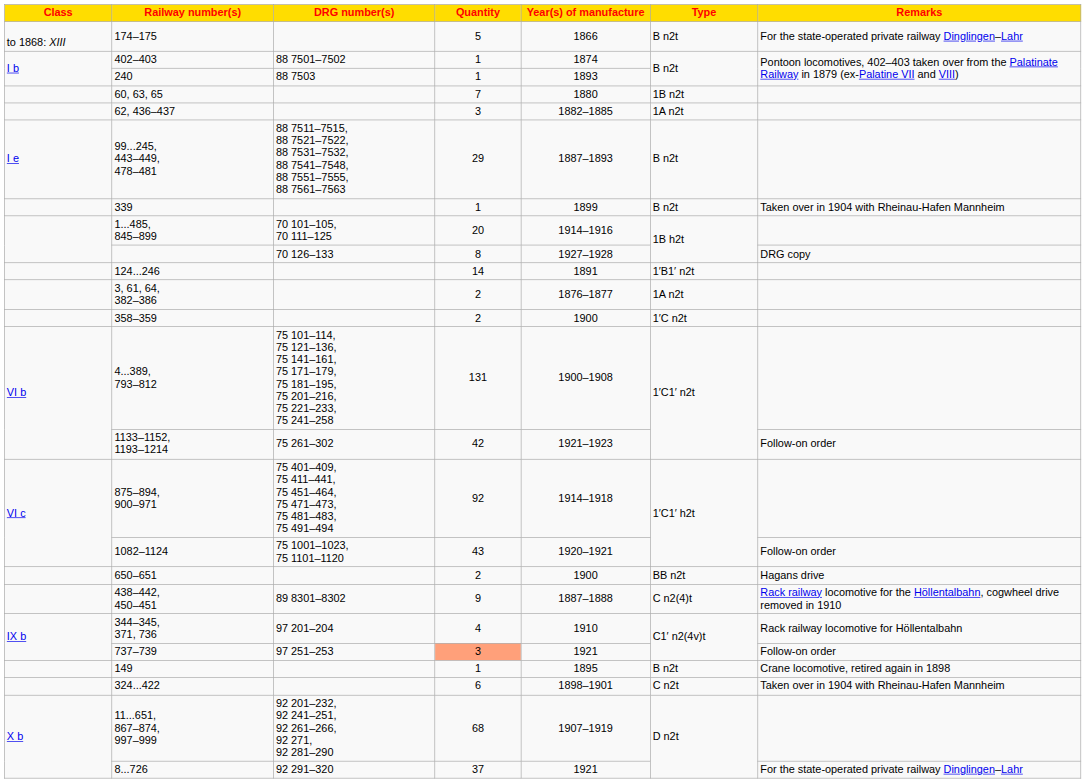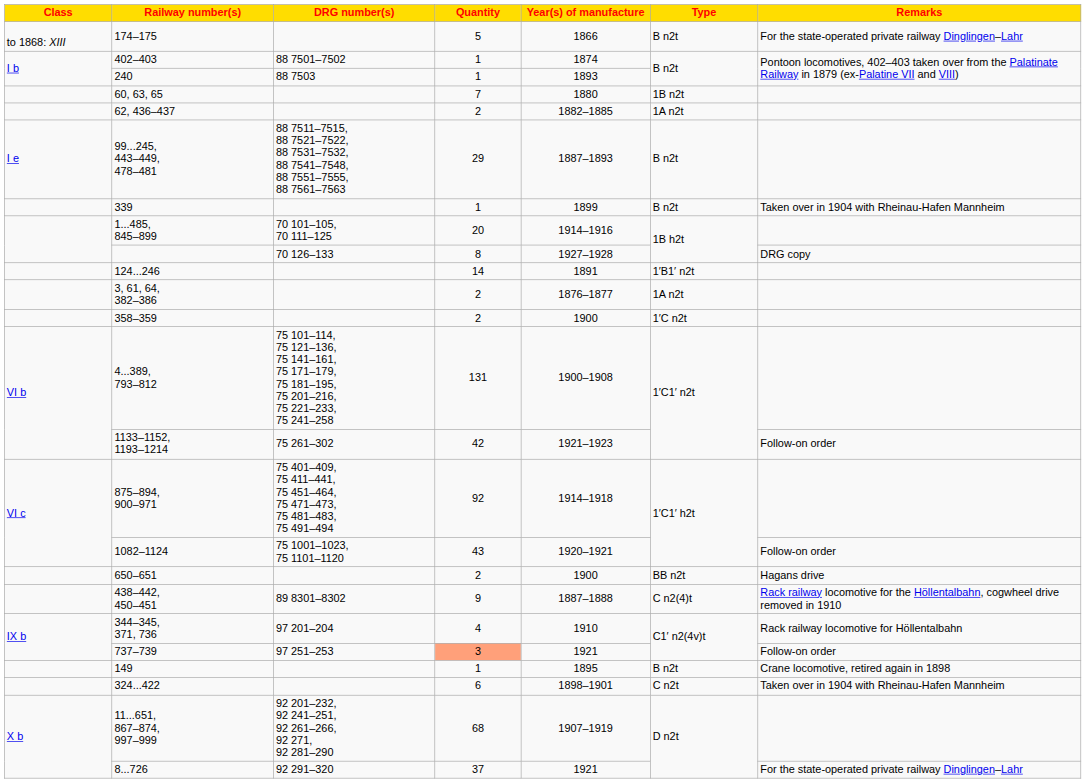(478, 111) 3 -> (478, 111) 2
